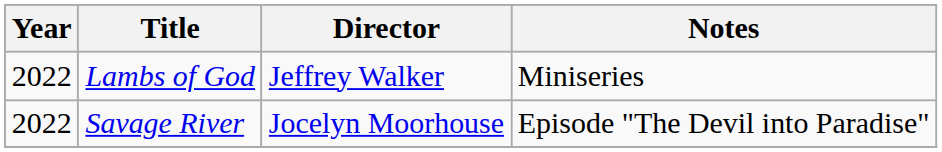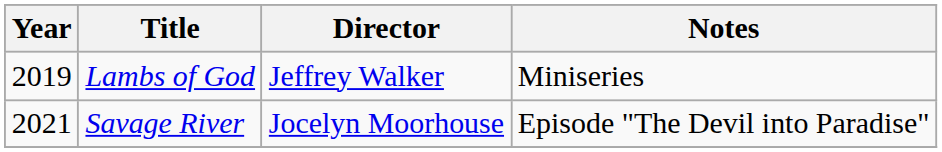(42, 75) 2022 -> (42, 75) 2019
(42, 123) 2022 -> (42, 123) 2021
